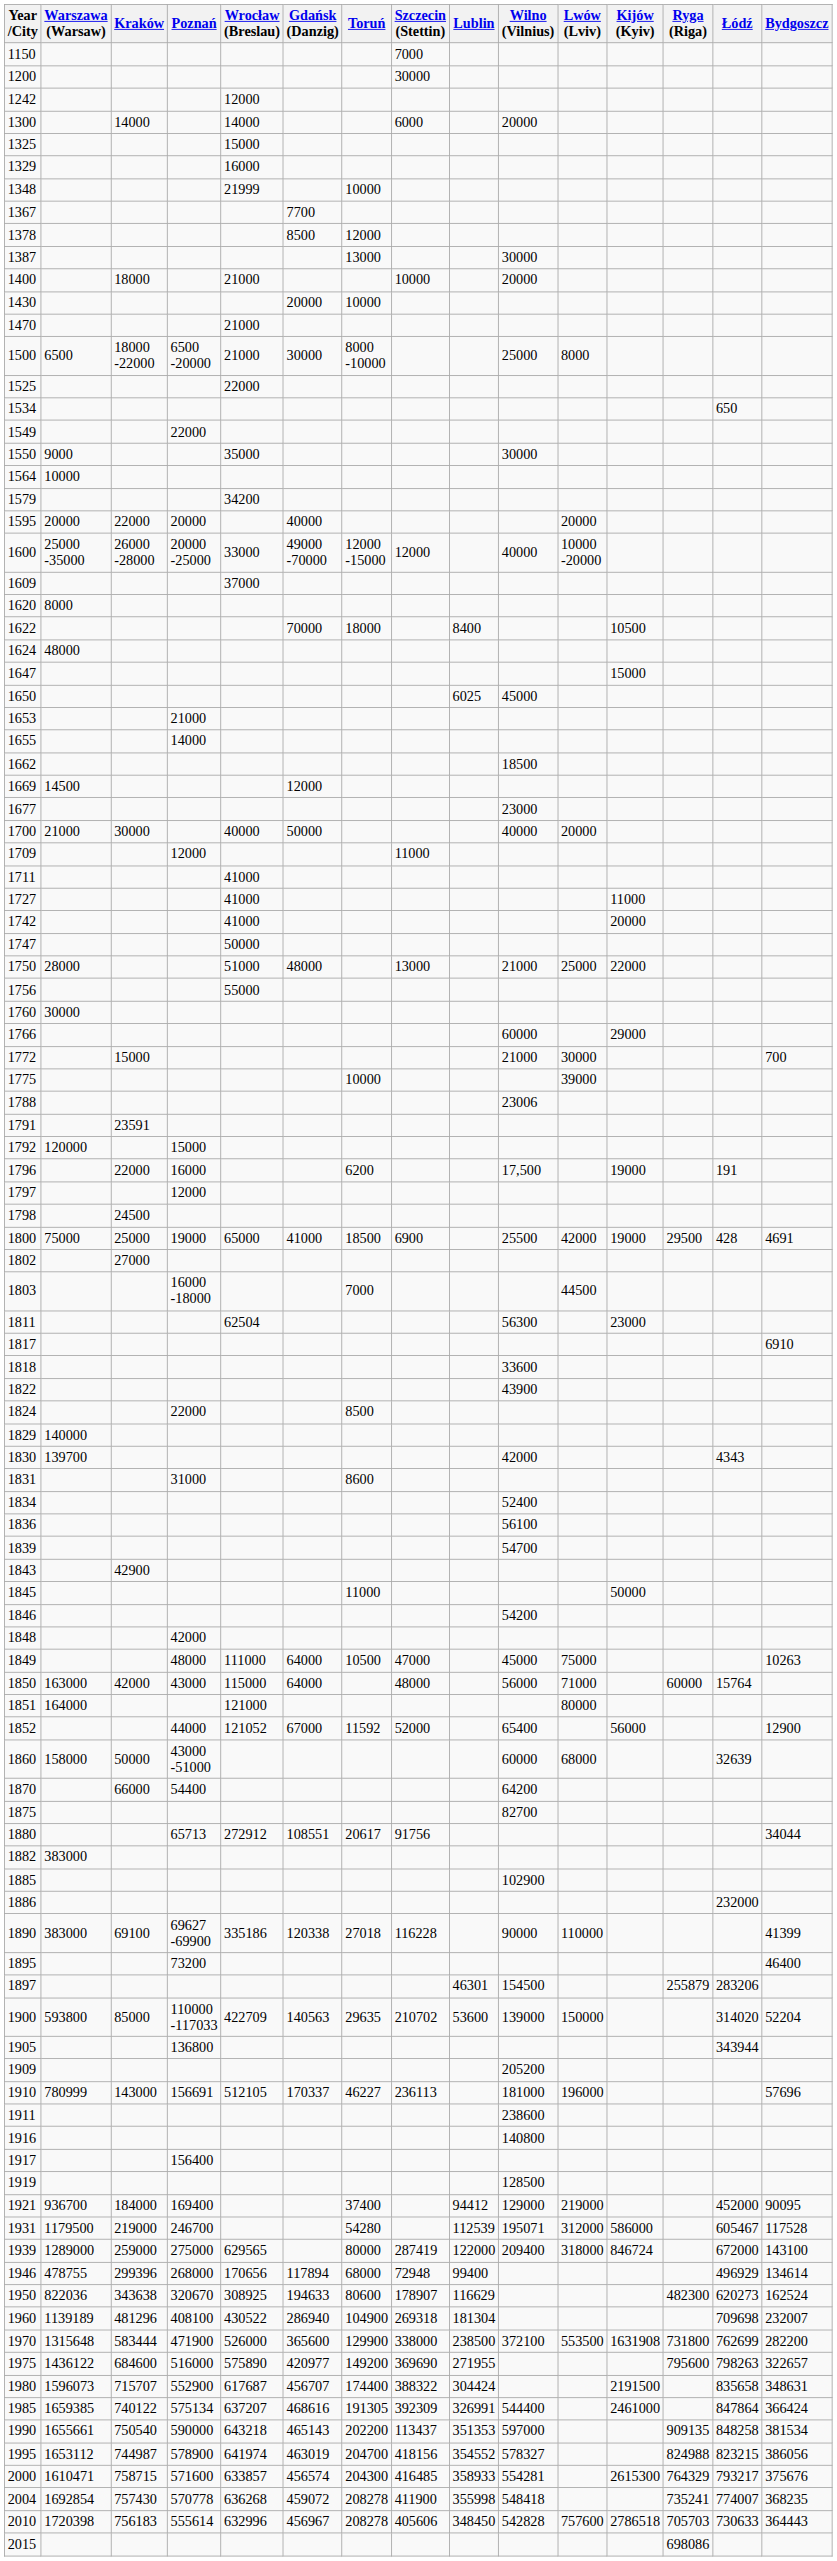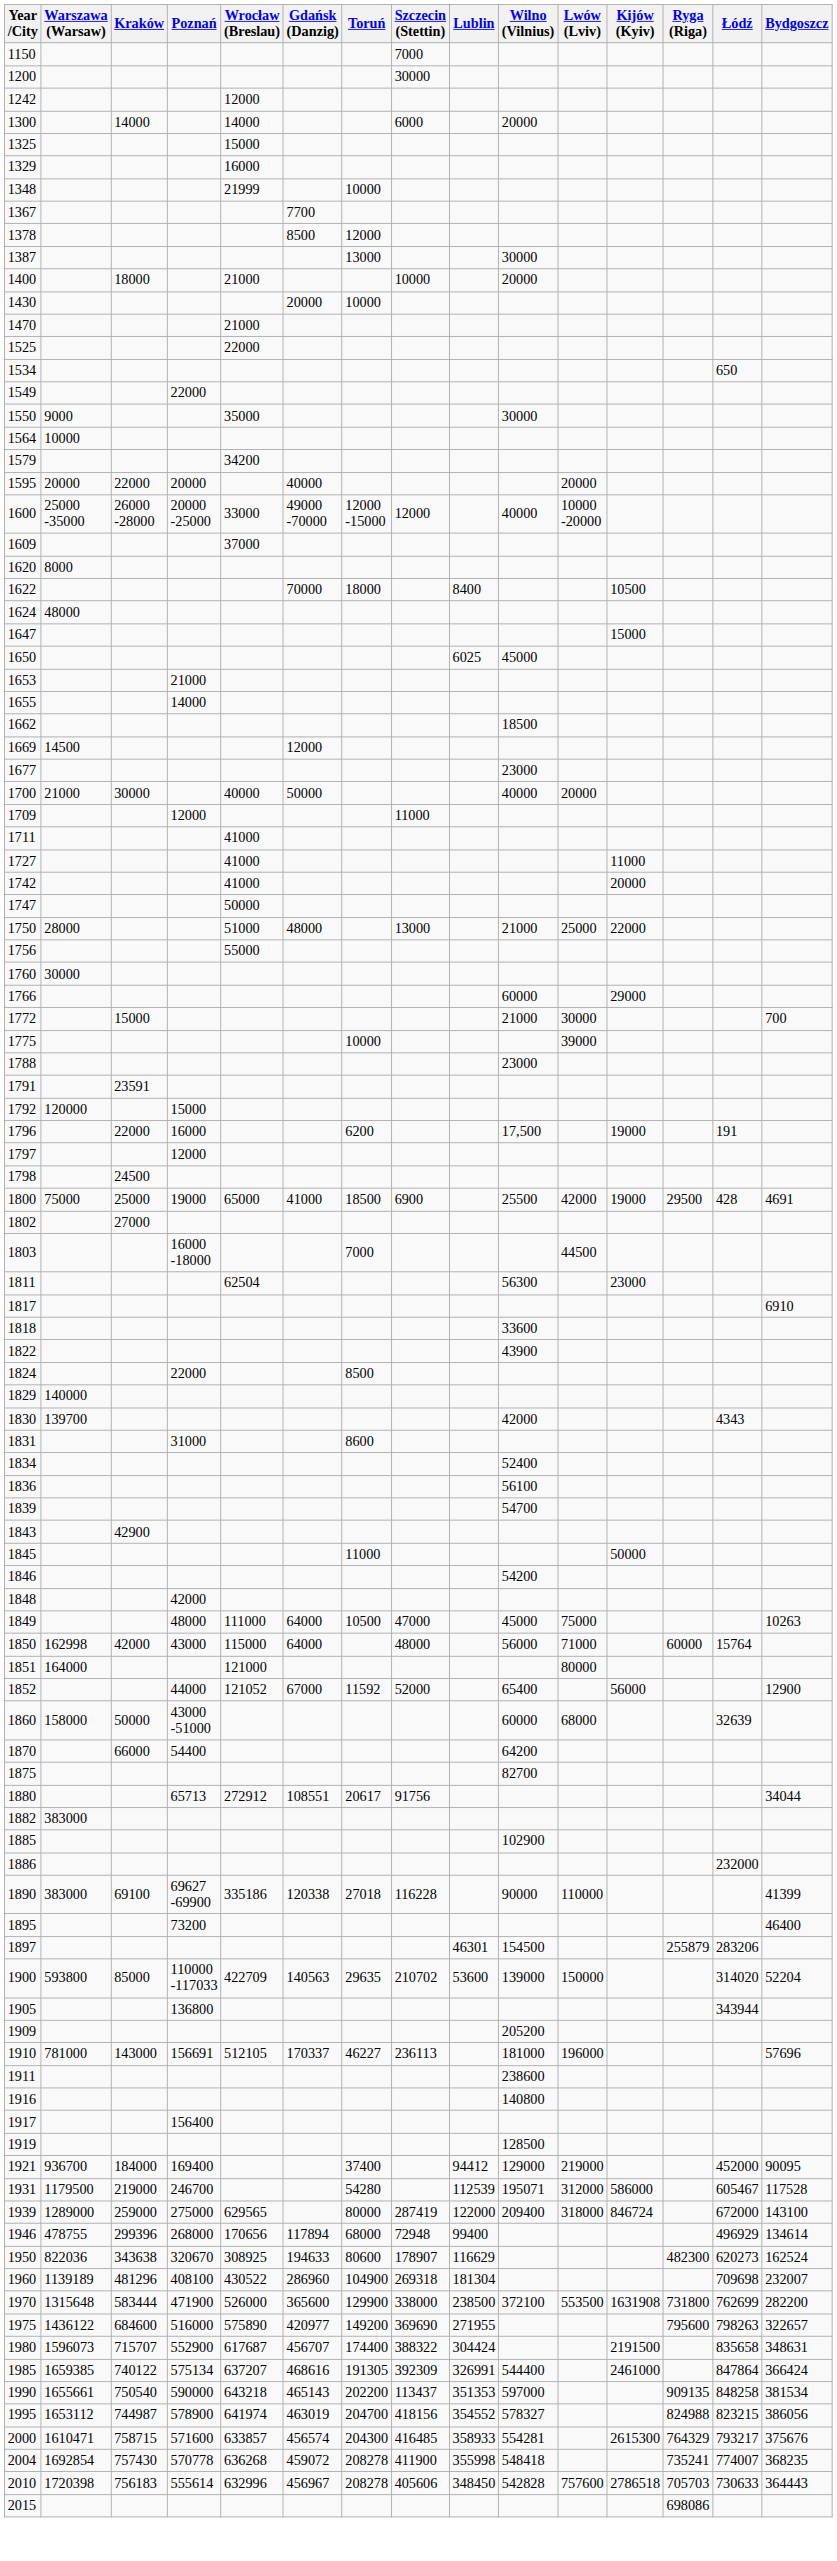- row: (22, 355)
(520, 1102) 23006 -> (520, 1064) 23000
(66, 1683) 163000 -> (66, 1644) 162998
(66, 2092) 780999 -> (66, 2054) 781000
(308, 2318) 286940 -> (308, 2279) 286960
